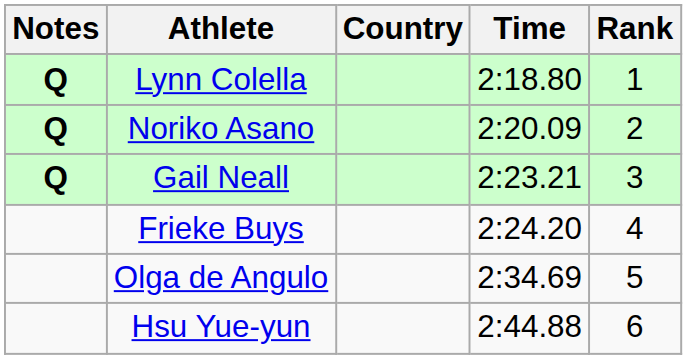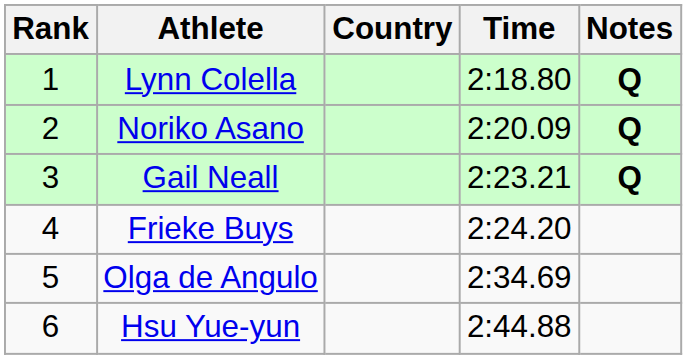columns swapped: (635, 29) <-> (56, 29)
